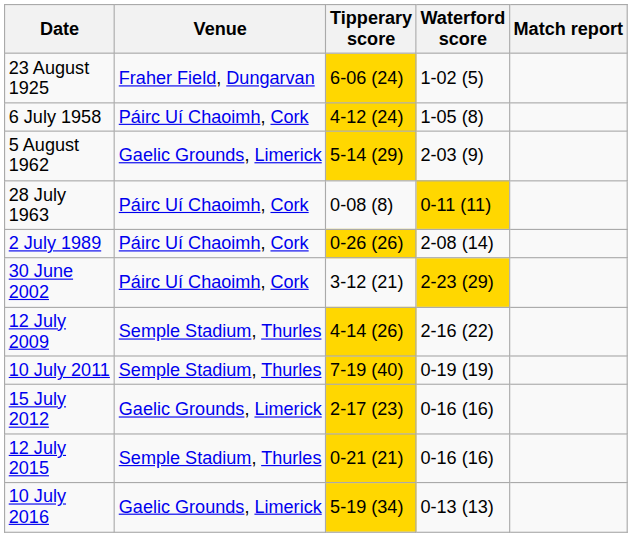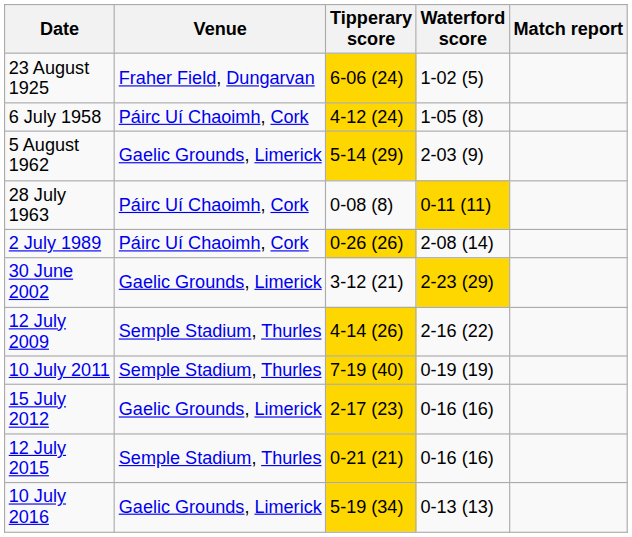(214, 282) Páirc Uí Chaoimh, Cork -> (220, 282) Gaelic Grounds, Limerick
